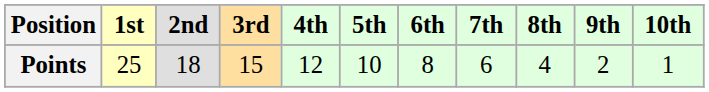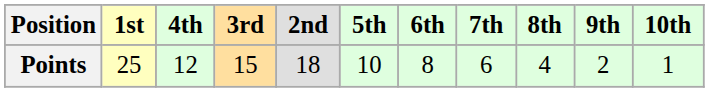columns swapped: (188, 24) <-> (311, 24)
